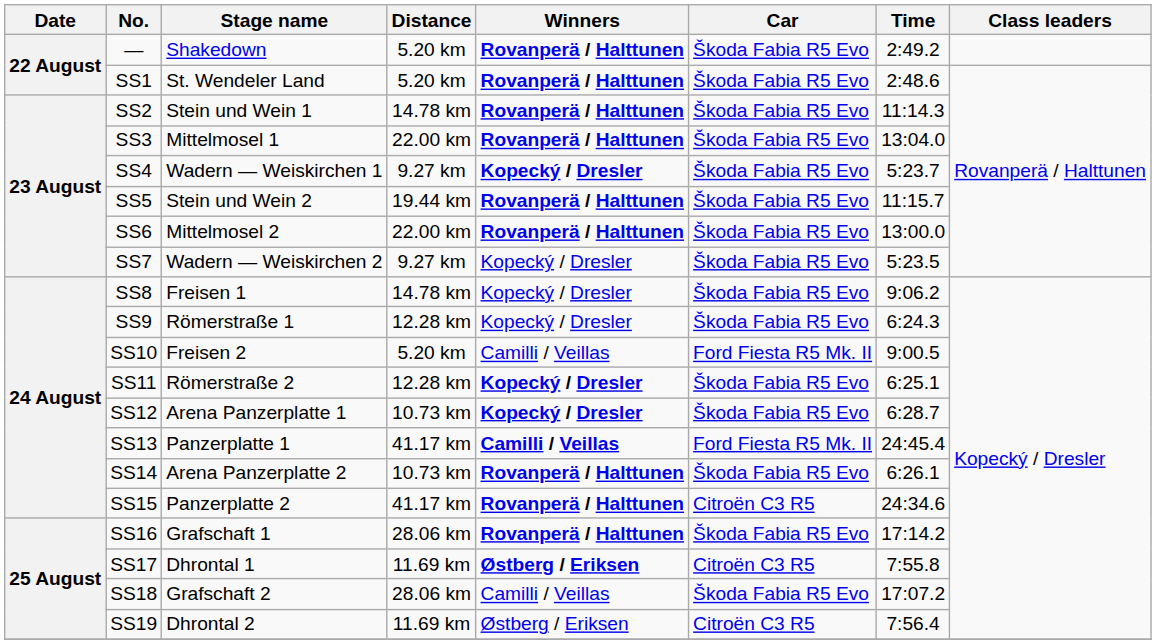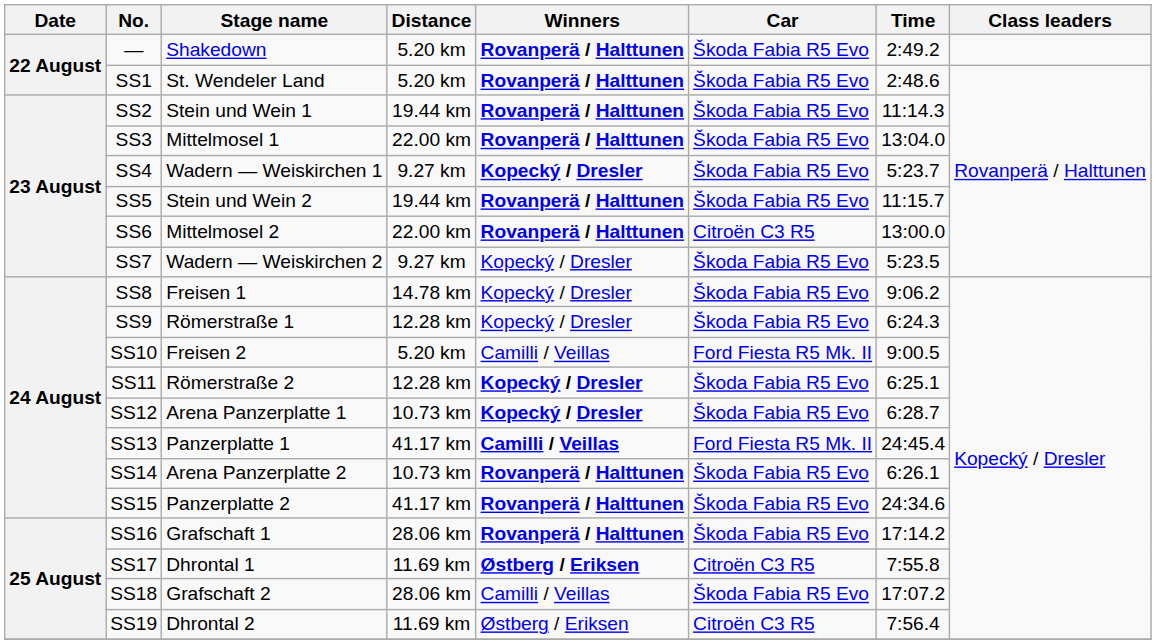(432, 110) 14.78 km -> (432, 110) 19.44 km
(781, 231) Škoda Fabia R5 Evo -> (754, 231) Citroën C3 R5
(754, 503) Citroën C3 R5 -> (781, 503) Škoda Fabia R5 Evo
